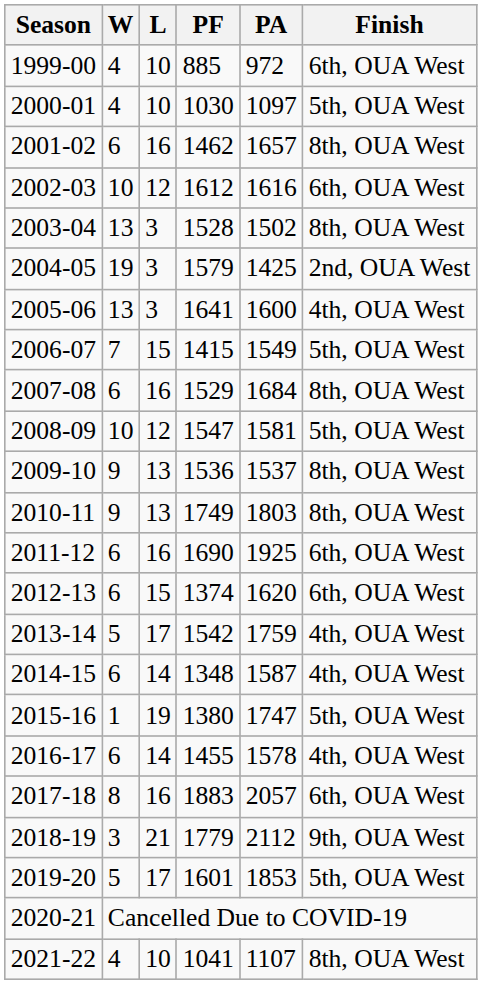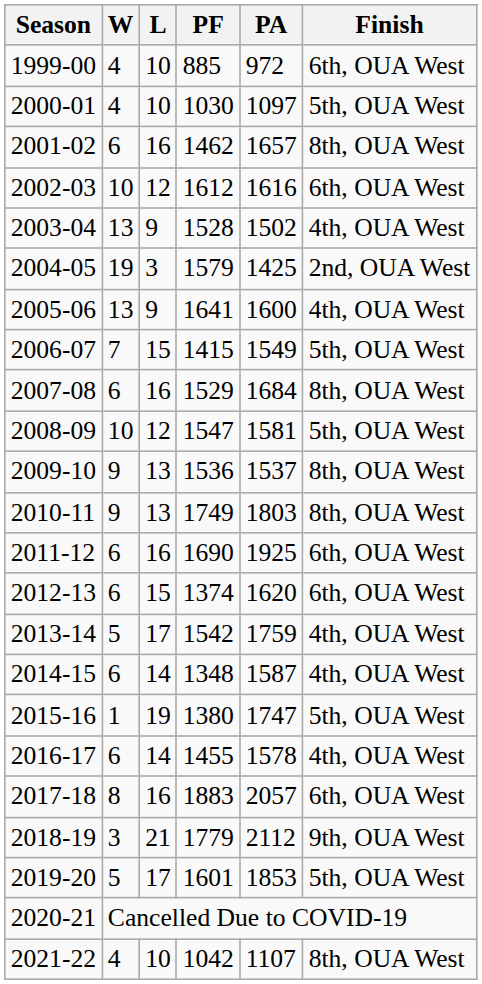(152, 227) 3 -> (152, 227) 9
(387, 227) 8th, OUA West -> (387, 227) 4th, OUA West
(152, 308) 3 -> (152, 308) 9
(208, 958) 1041 -> (208, 958) 1042
